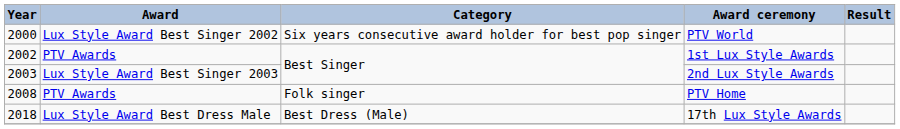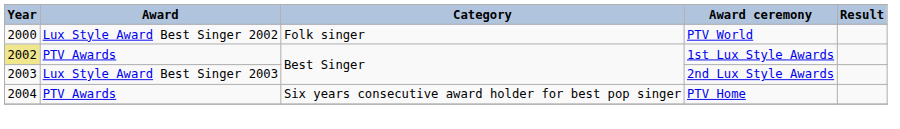(483, 34) Six years consecutive award holder for best pop singer -> (324, 34) Folk singer
(22, 54) no background -> (22, 54) khaki background
(22, 94) 2008 -> (22, 94) 2004
(324, 94) Folk singer -> (483, 94) Six years consecutive award holder for best pop singer
- row: (764, 114)
